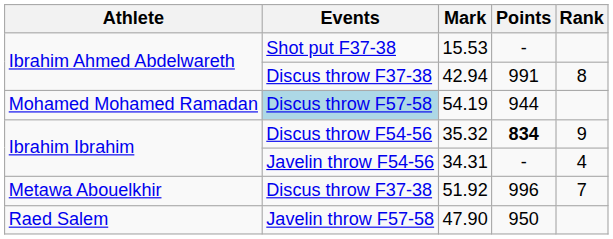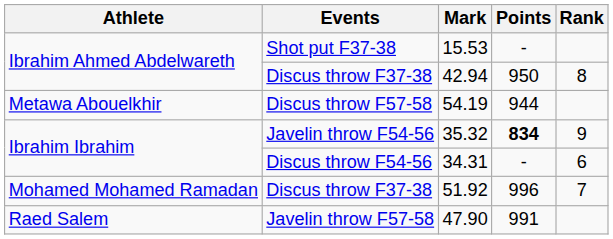(524, 76) 991 -> (524, 76) 950
(133, 104) Mohamed Mohamed Ramadan -> (85, 104) Metawa Abouelkhir
(349, 104) lightblue background -> (349, 104) no background
(349, 133) Discus throw F54-56 -> (350, 133) Javelin throw F54-56
(350, 162) Javelin throw F54-56 -> (349, 162) Discus throw F54-56
(582, 162) 4 -> (582, 162) 6
(85, 190) Metawa Abouelkhir -> (133, 190) Mohamed Mohamed Ramadan
(524, 219) 950 -> (524, 219) 991
